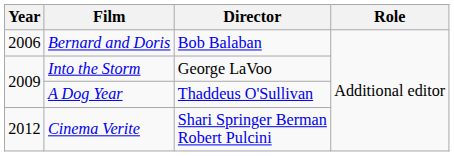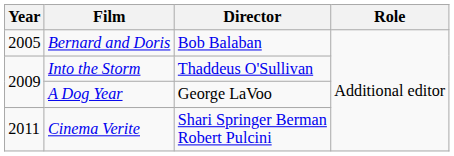(24, 42) 2006 -> (24, 42) 2005
(225, 68) George LaVoo -> (246, 68) Thaddeus O'Sullivan
(246, 94) Thaddeus O'Sullivan -> (225, 94) George LaVoo
(24, 128) 2012 -> (24, 128) 2011
